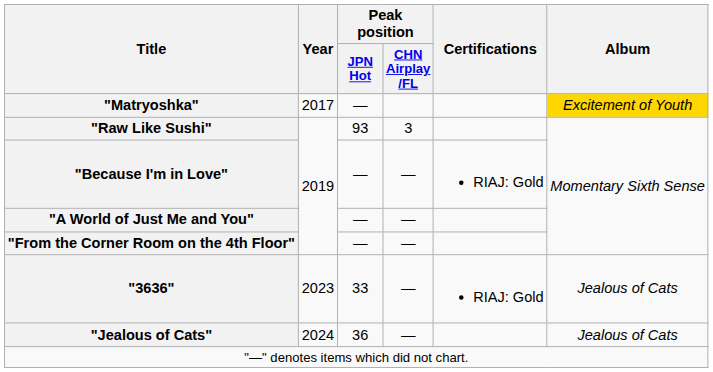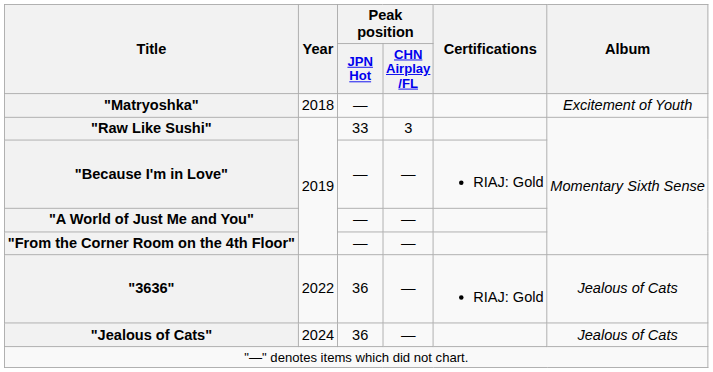(318, 105) 2017 -> (318, 105) 2018
(628, 105) gold background -> (628, 105) no background
(360, 128) 93 -> (360, 128) 33
(318, 289) 2023 -> (318, 289) 2022
(360, 289) 33 -> (360, 289) 36
